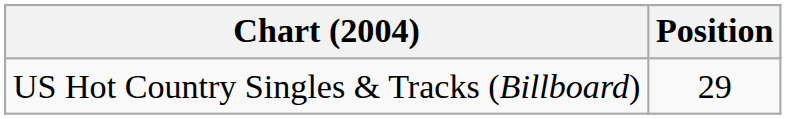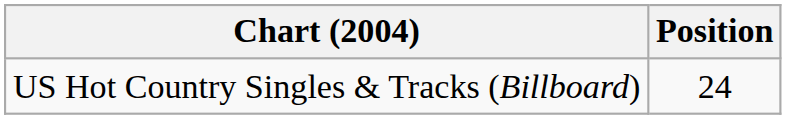(715, 85) 29 -> (715, 85) 24
